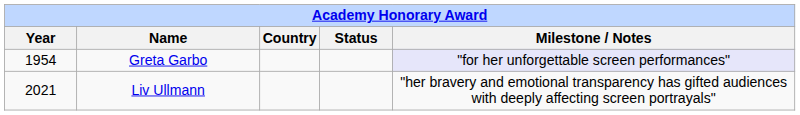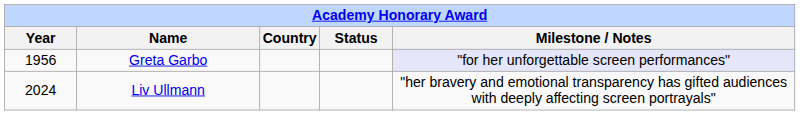(41, 60) 1954 -> (41, 60) 1956
(41, 90) 2021 -> (41, 90) 2024
